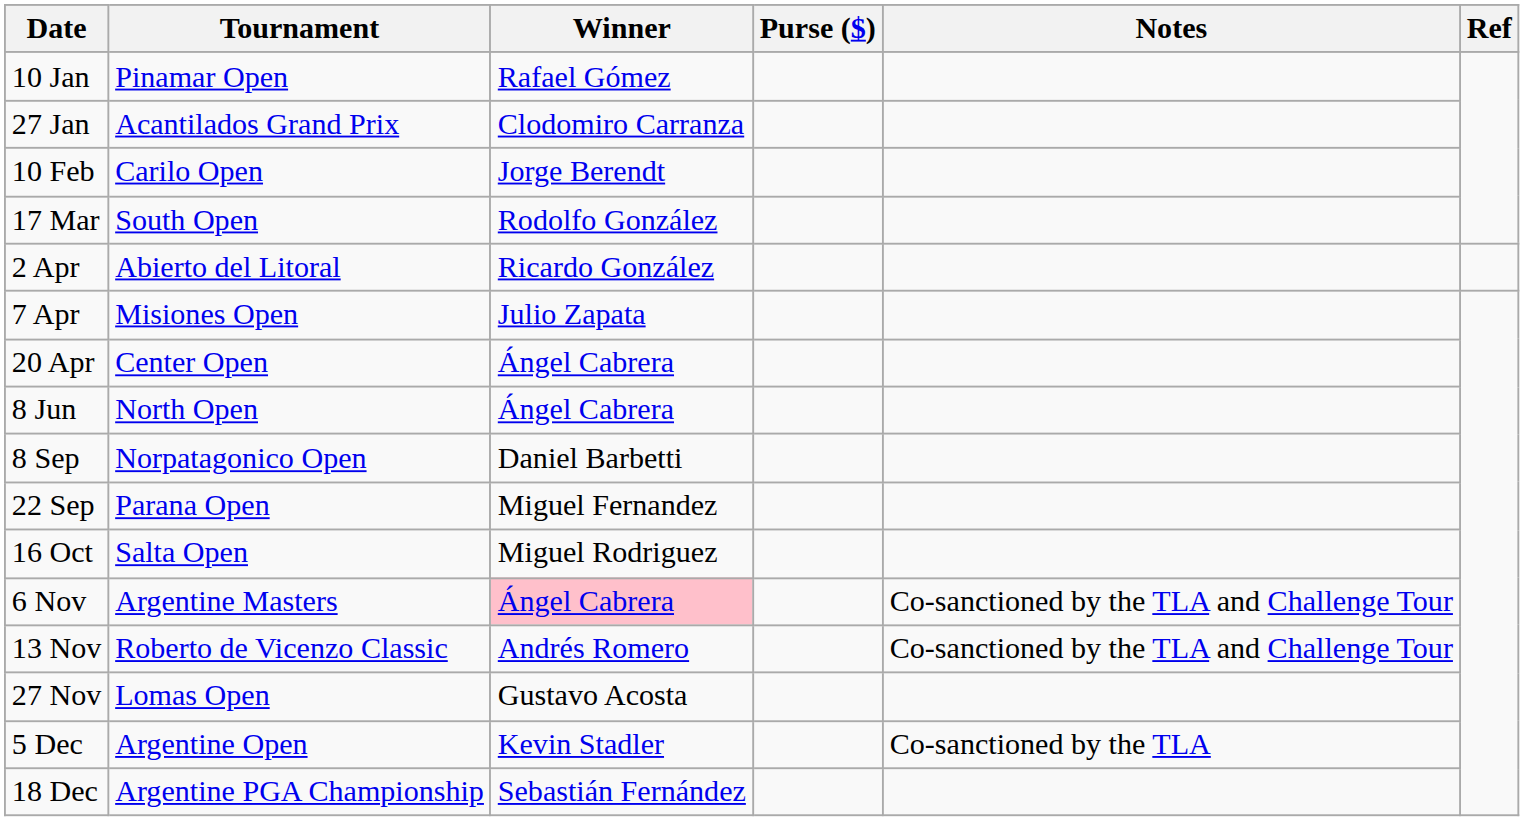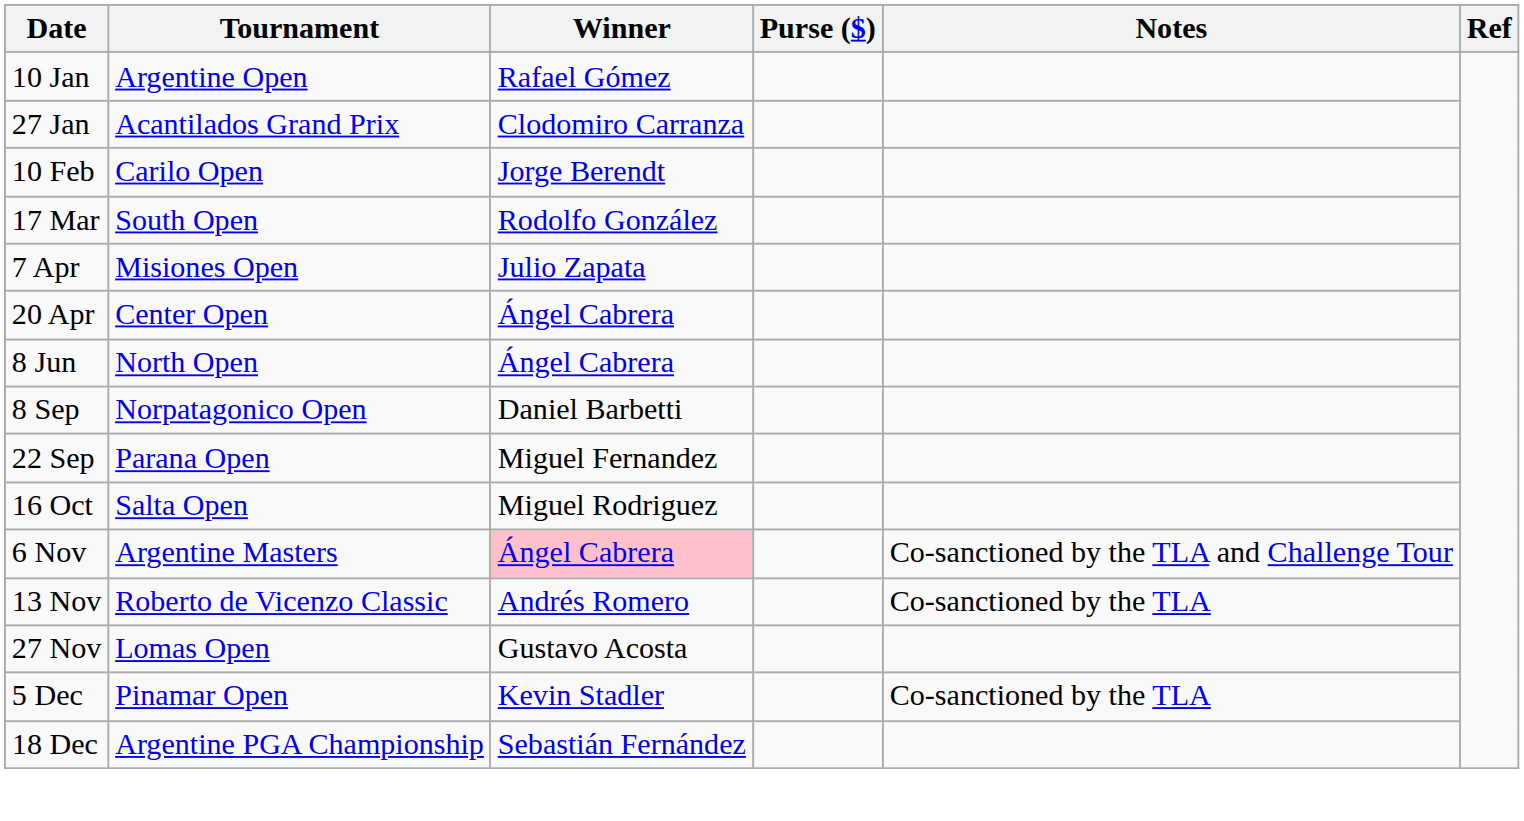(202, 76) Pinamar Open -> (211, 76) Argentine Open
- row: (46, 266)
(1171, 648) Co-sanctioned by the TLA and Challenge Tour -> (1050, 600) Co-sanctioned by the TLA
(211, 743) Argentine Open -> (202, 696) Pinamar Open
